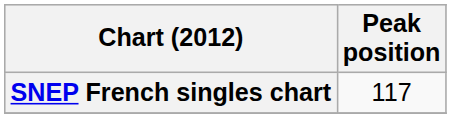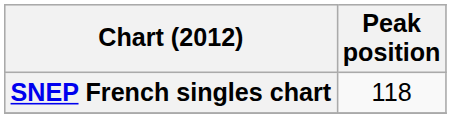(392, 92) 117 -> (392, 92) 118
